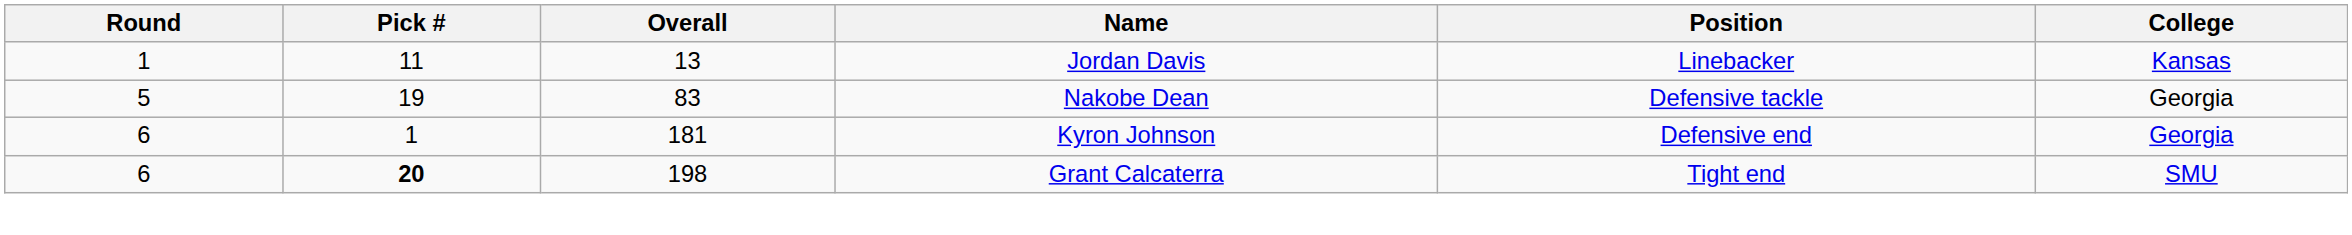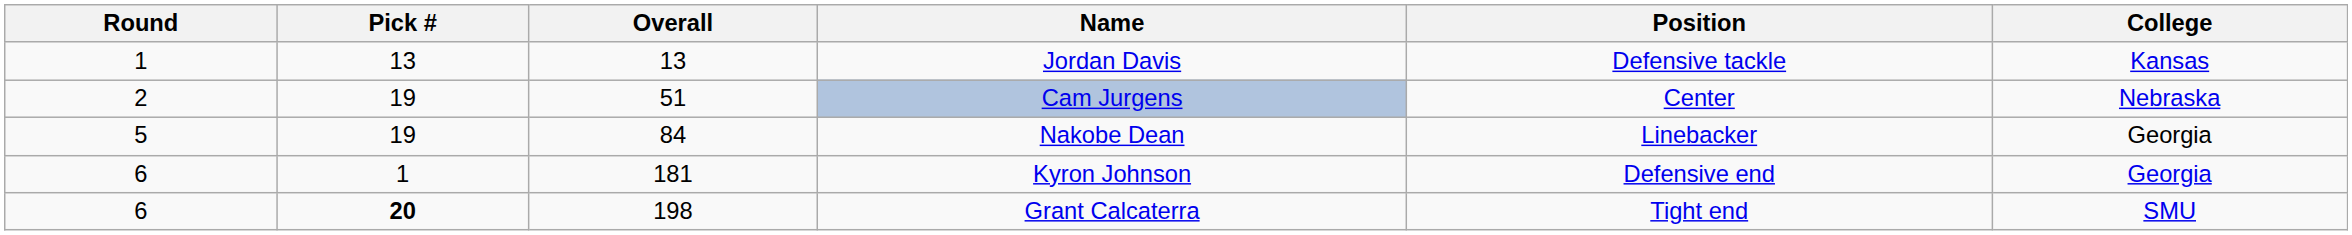(411, 60) 11 -> (403, 60) 13
(1736, 60) Linebacker -> (1699, 60) Defensive tackle
+ row: (1112, 98)
(688, 98) 83 -> (673, 135) 84
(1736, 98) Defensive tackle -> (1699, 135) Linebacker
